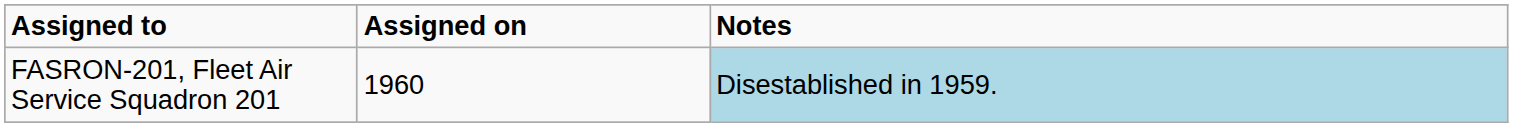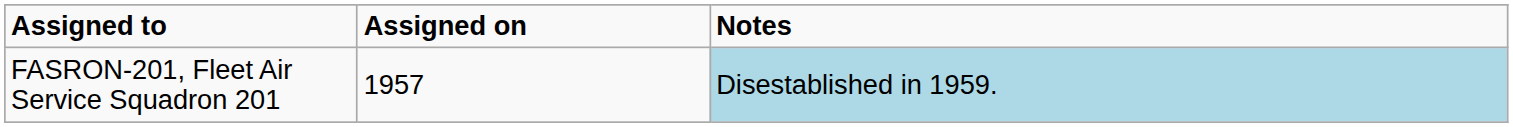(394, 84) 1960 -> (394, 84) 1957
